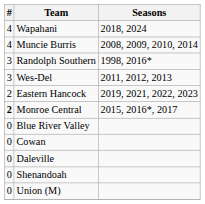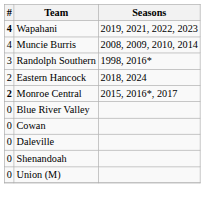(9, 28) normal -> (9, 28) bold
(124, 28) 2018, 2024 -> (149, 28) 2019, 2021, 2022, 2023
- row: (34, 77)
(149, 93) 2019, 2021, 2022, 2023 -> (124, 77) 2018, 2024
